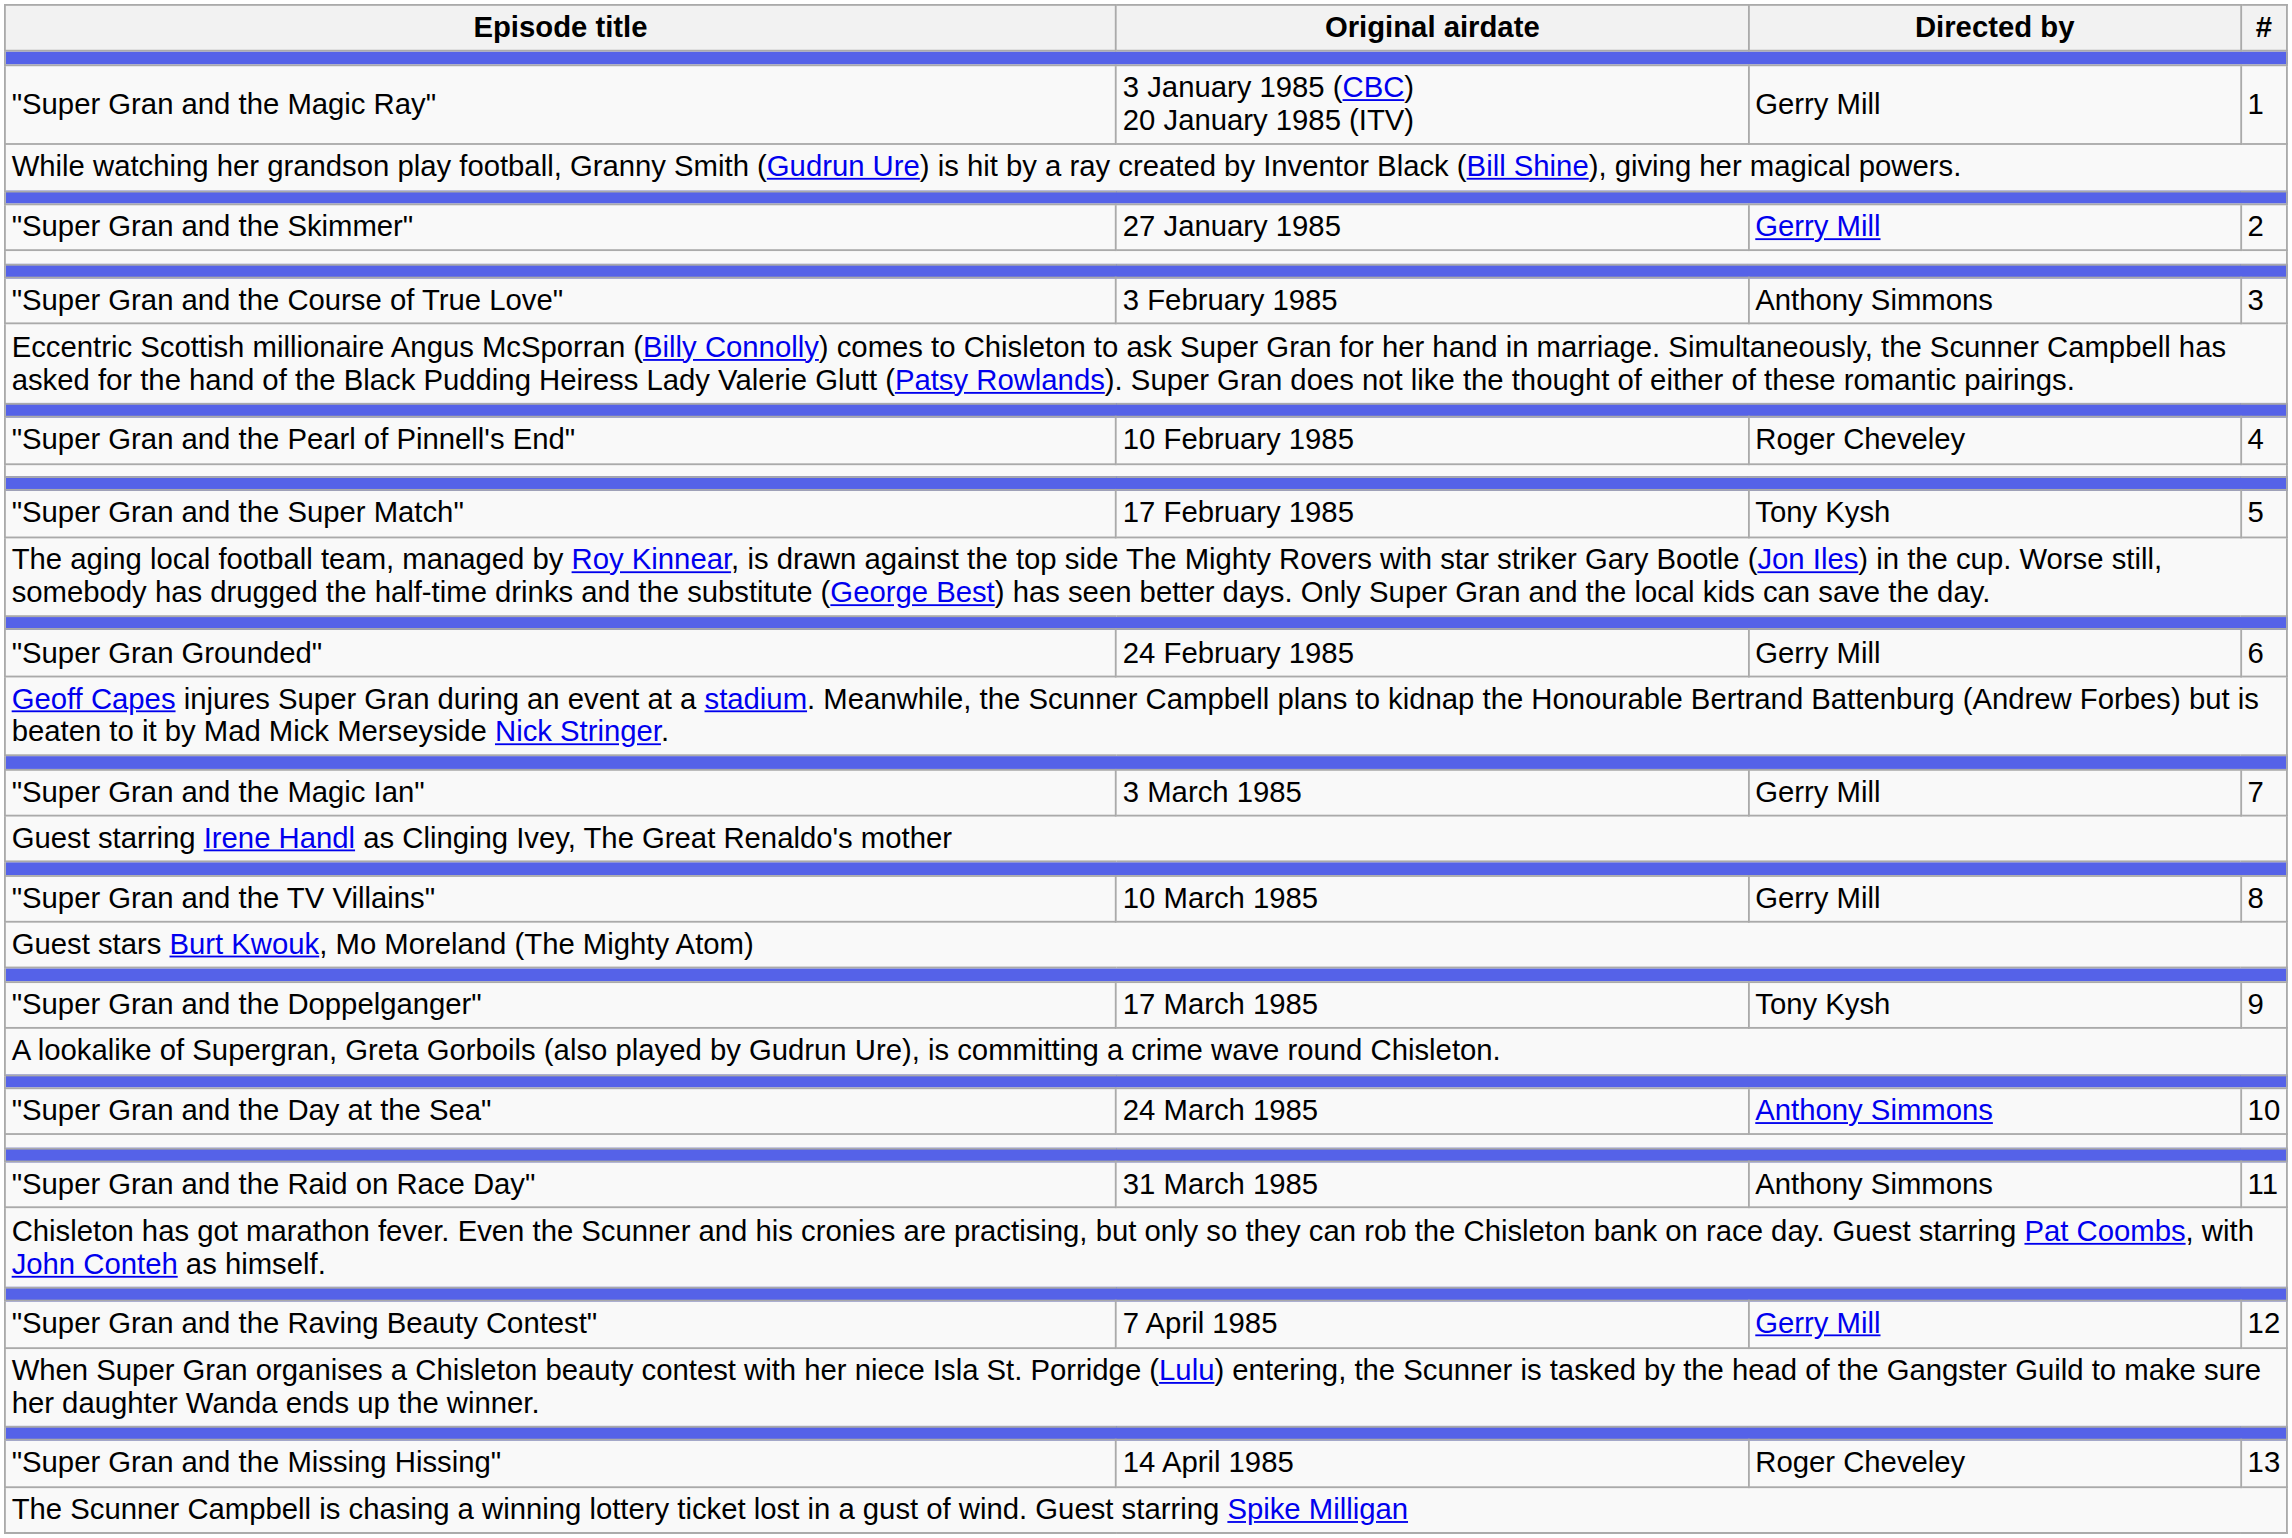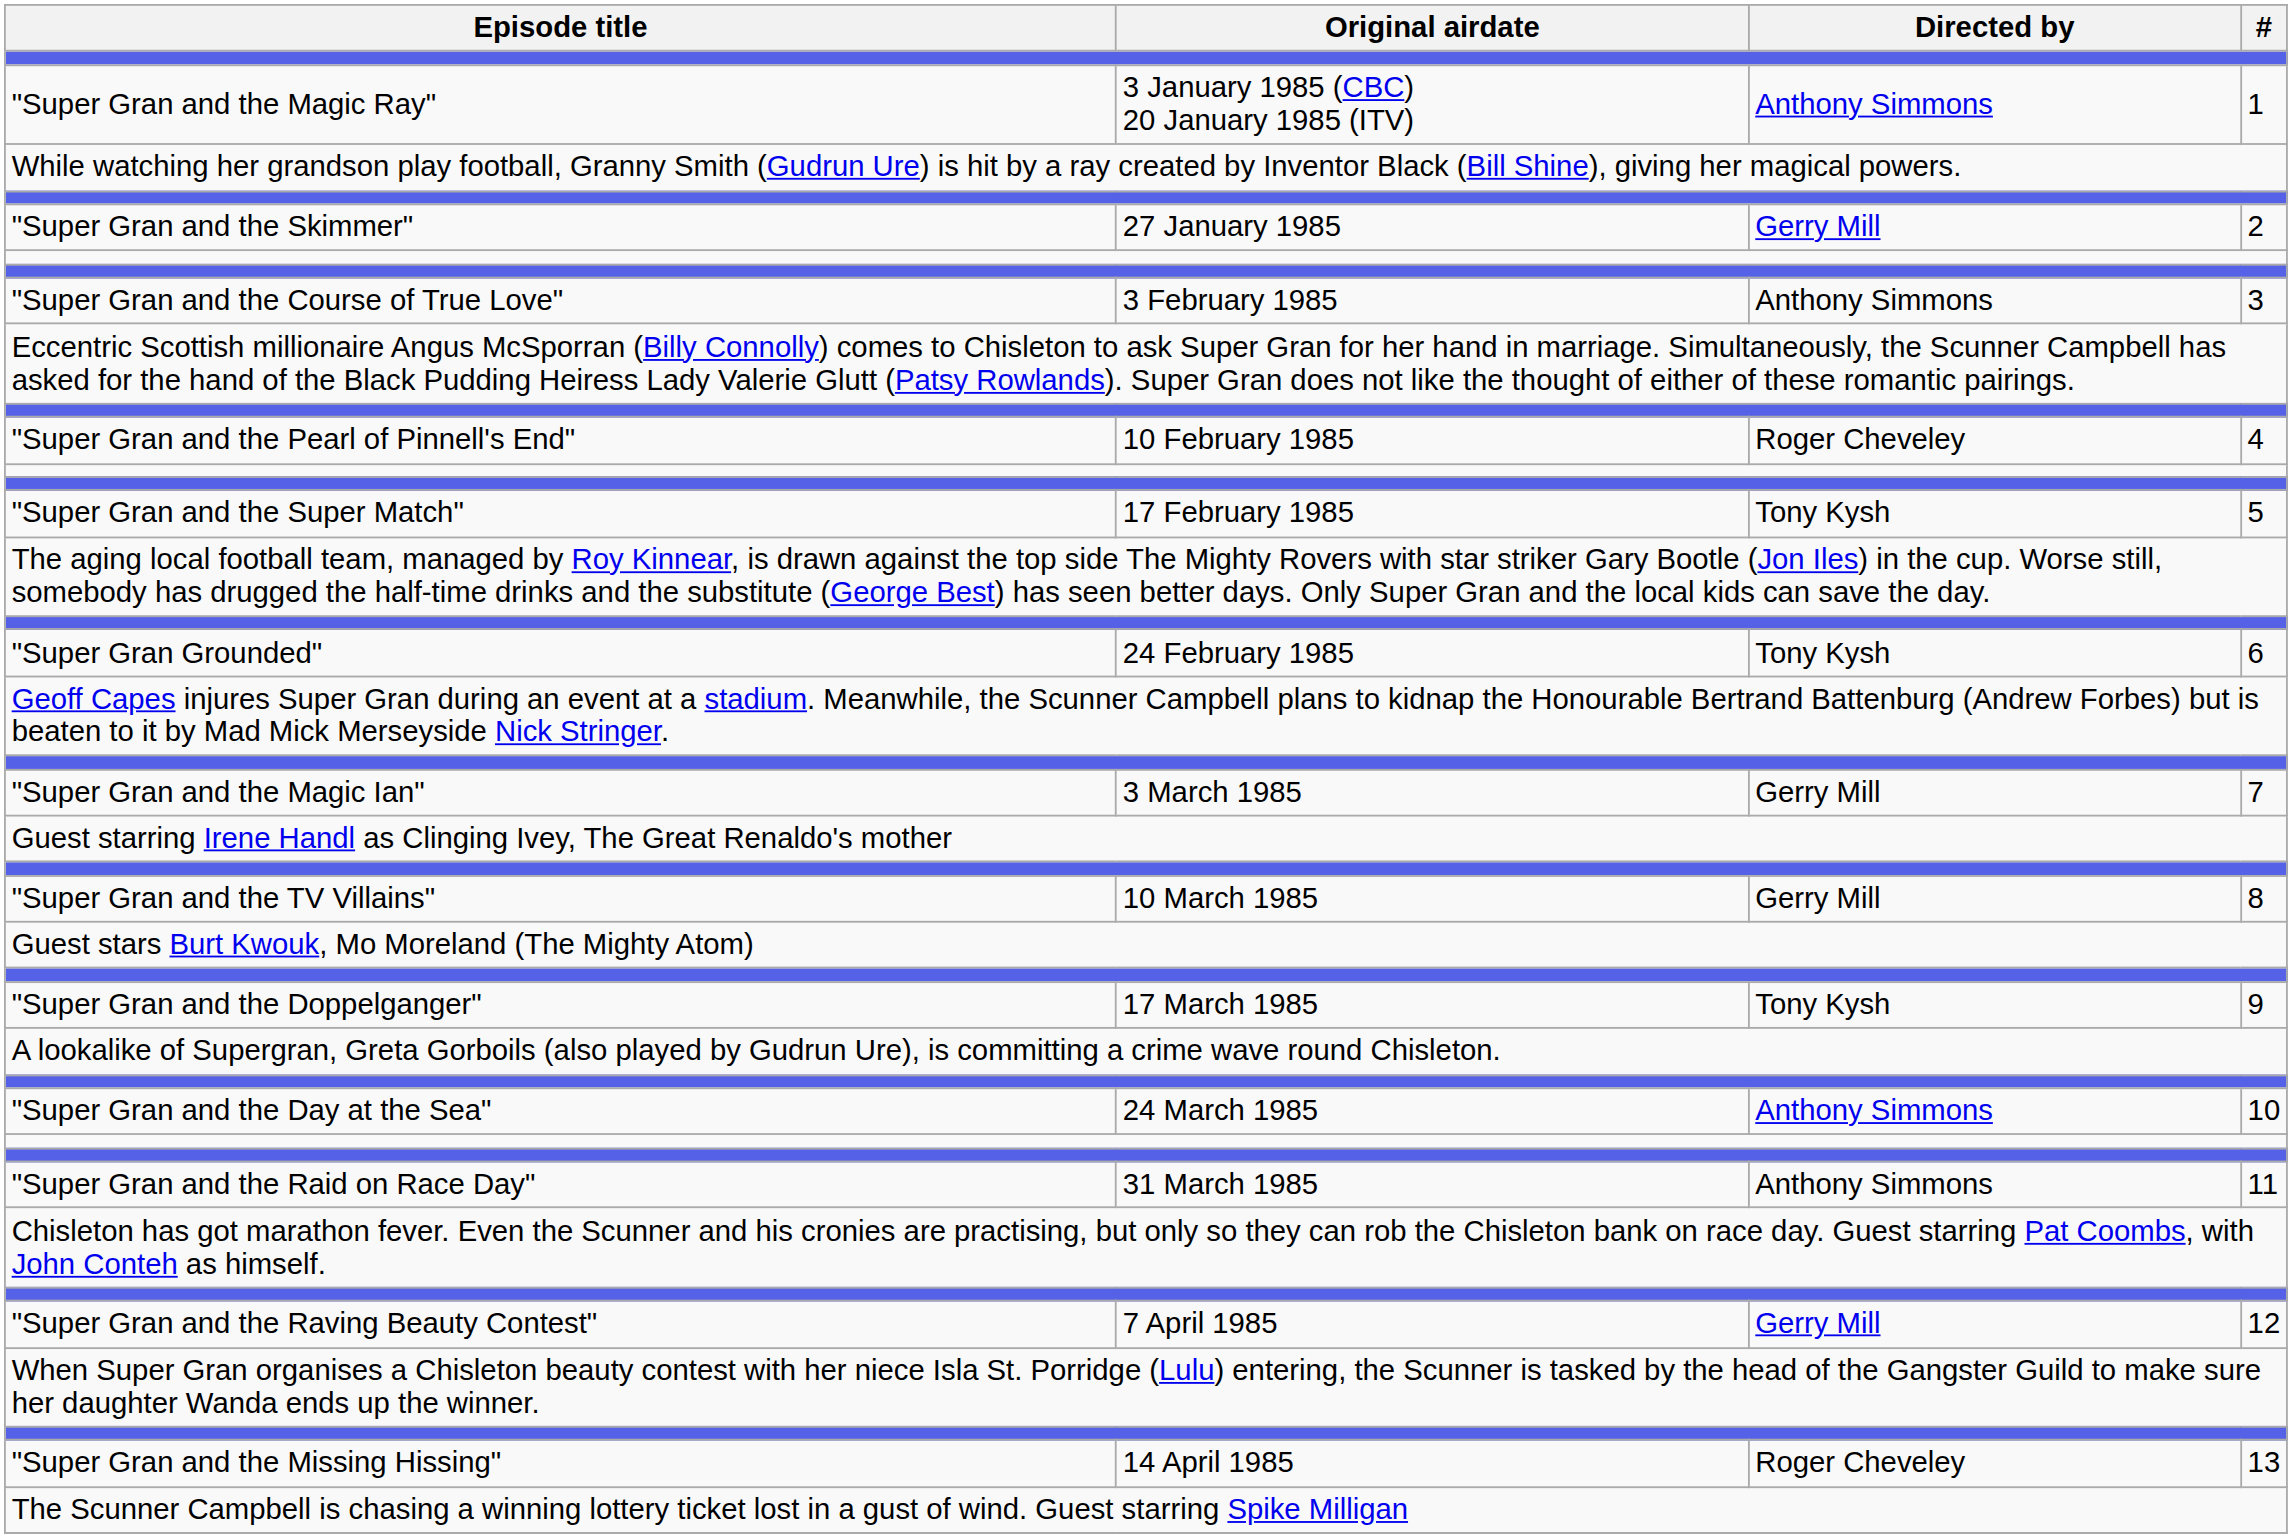(1818, 104) Gerry Mill -> (1874, 104) Anthony Simmons
(1818, 652) Gerry Mill -> (1823, 652) Tony Kysh
